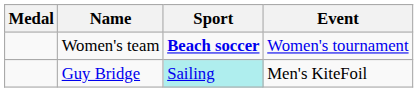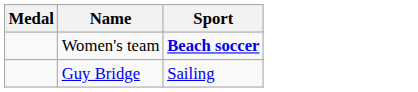- column: (338, 18)
(191, 73) paleturquoise background -> (191, 73) no background
